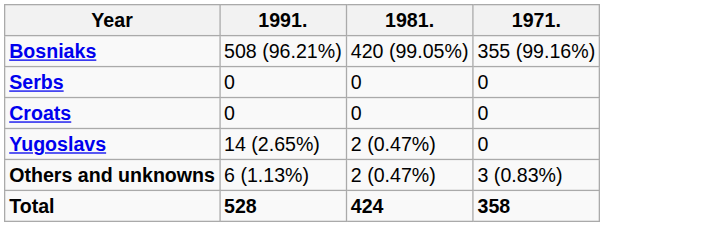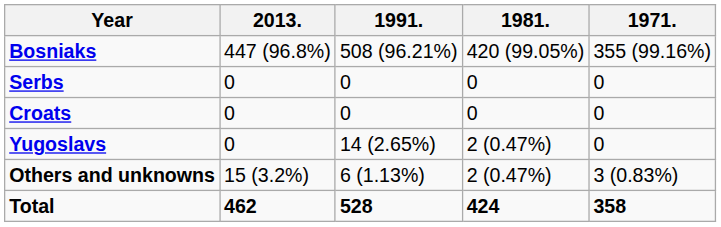+ column: (277, 20)
